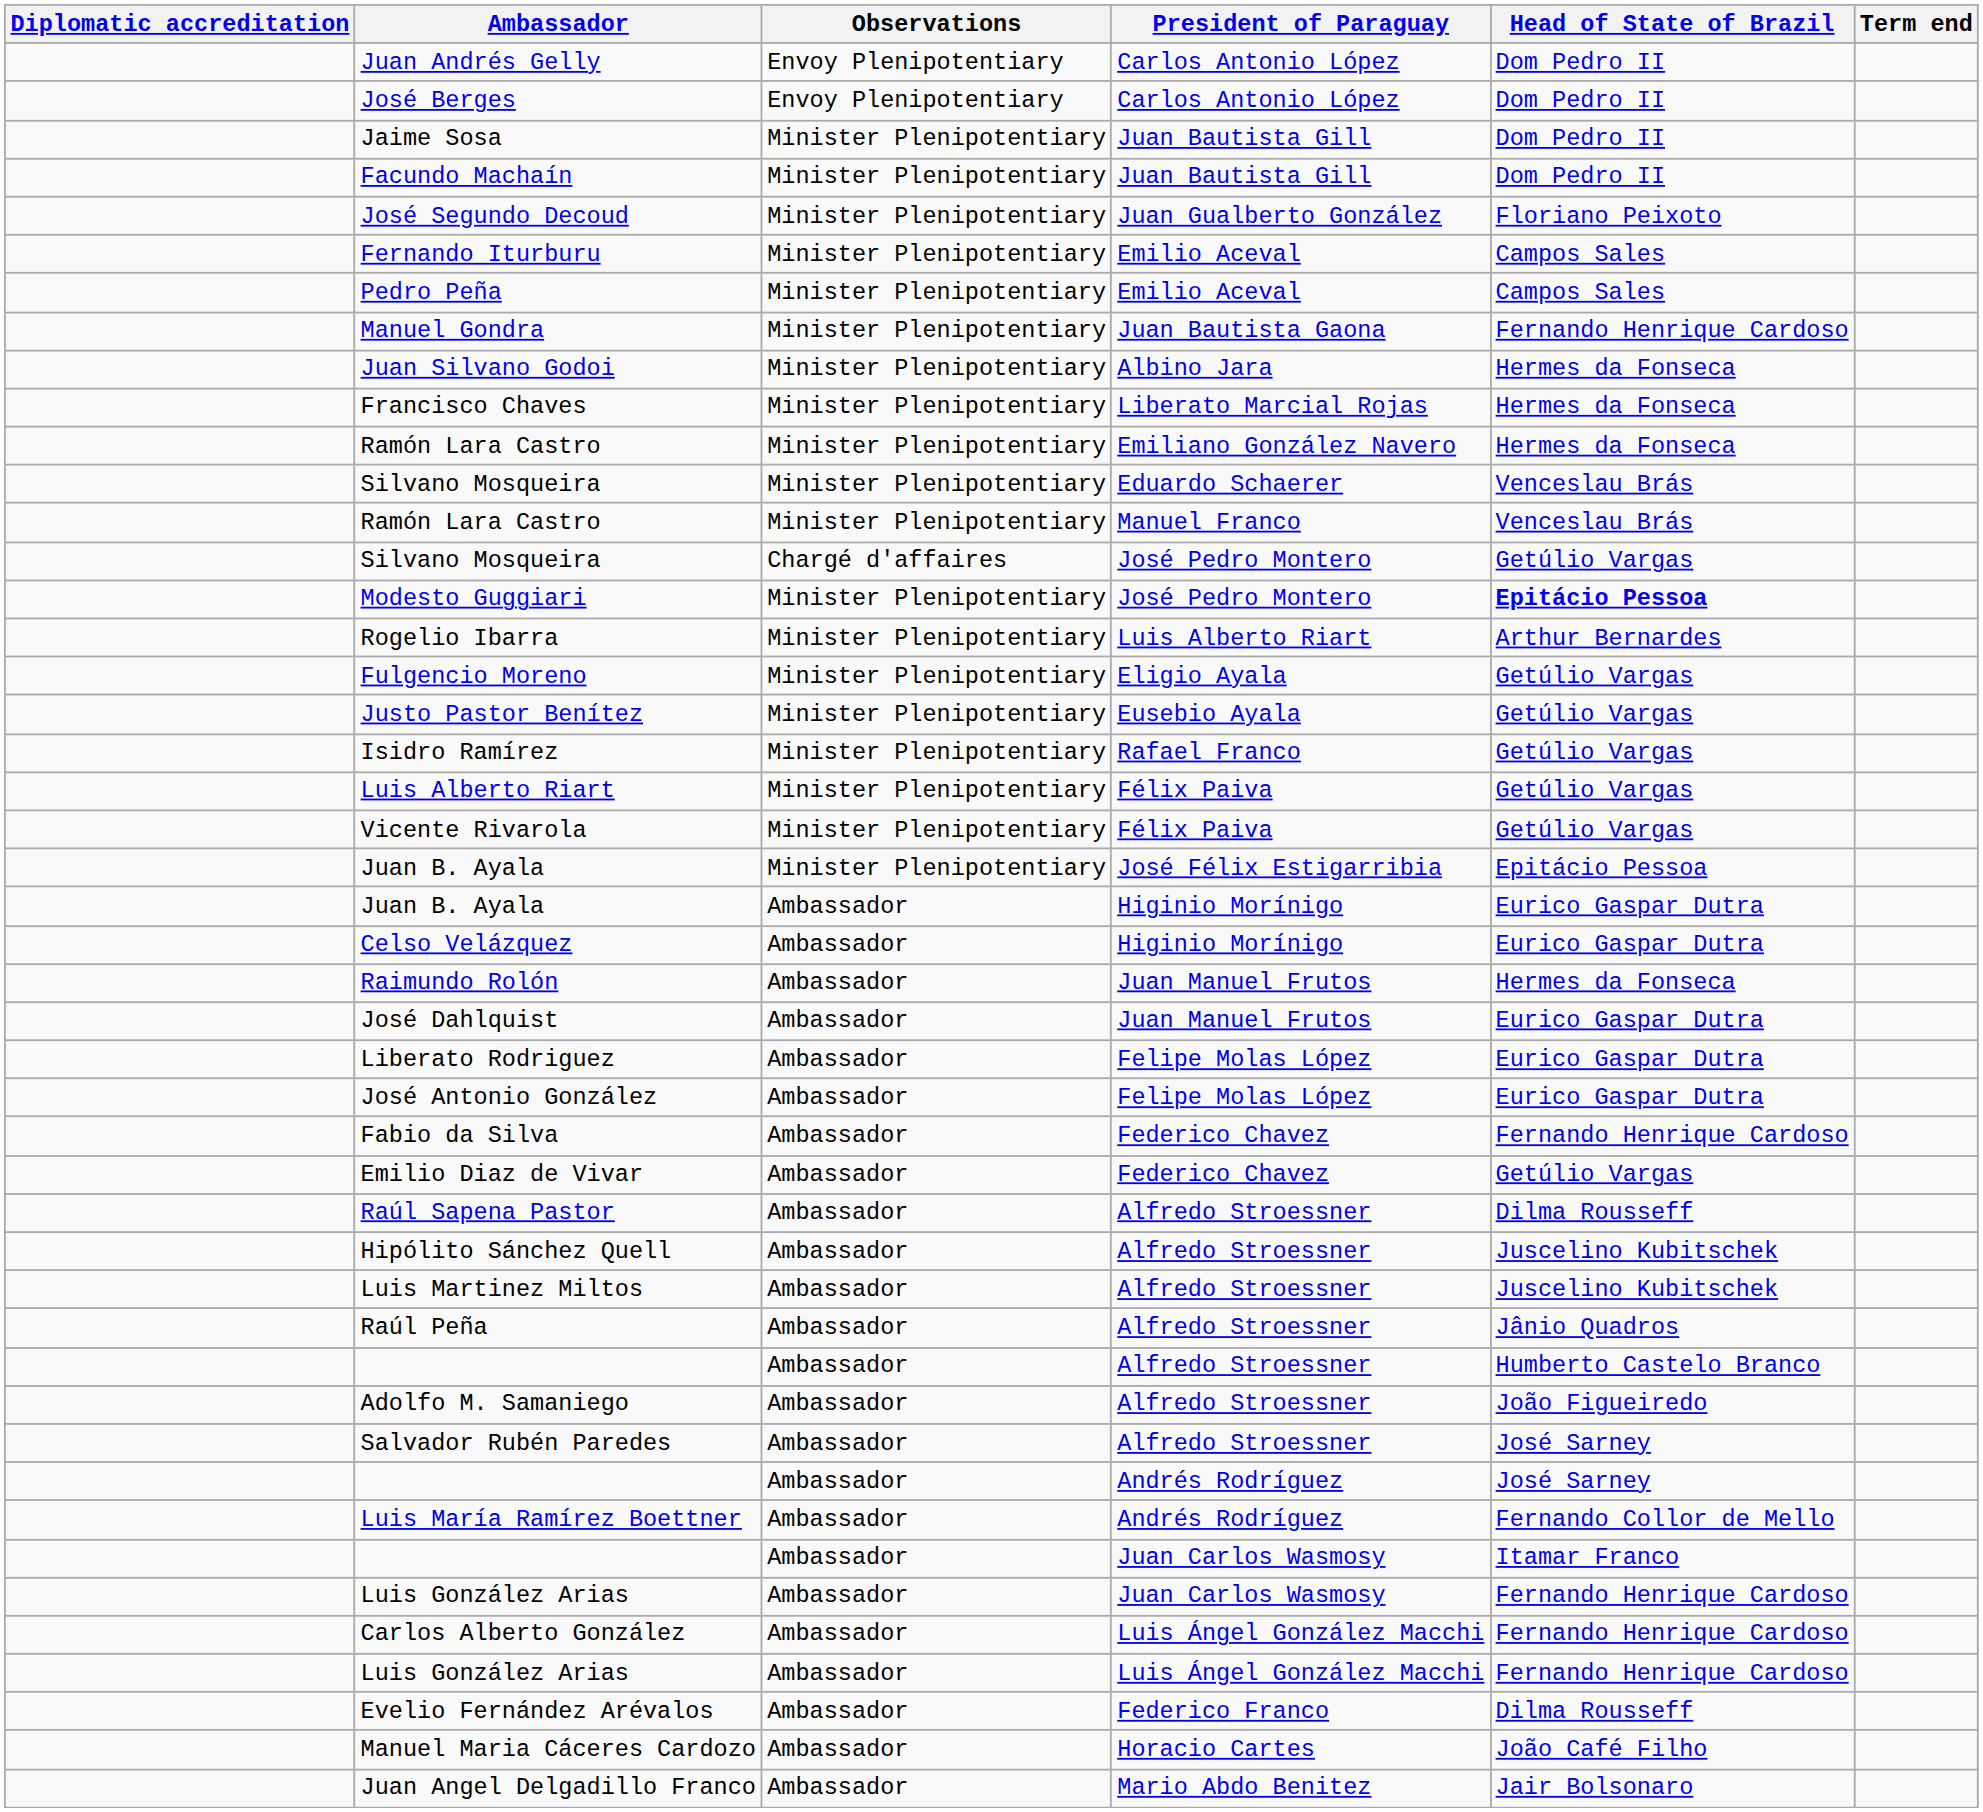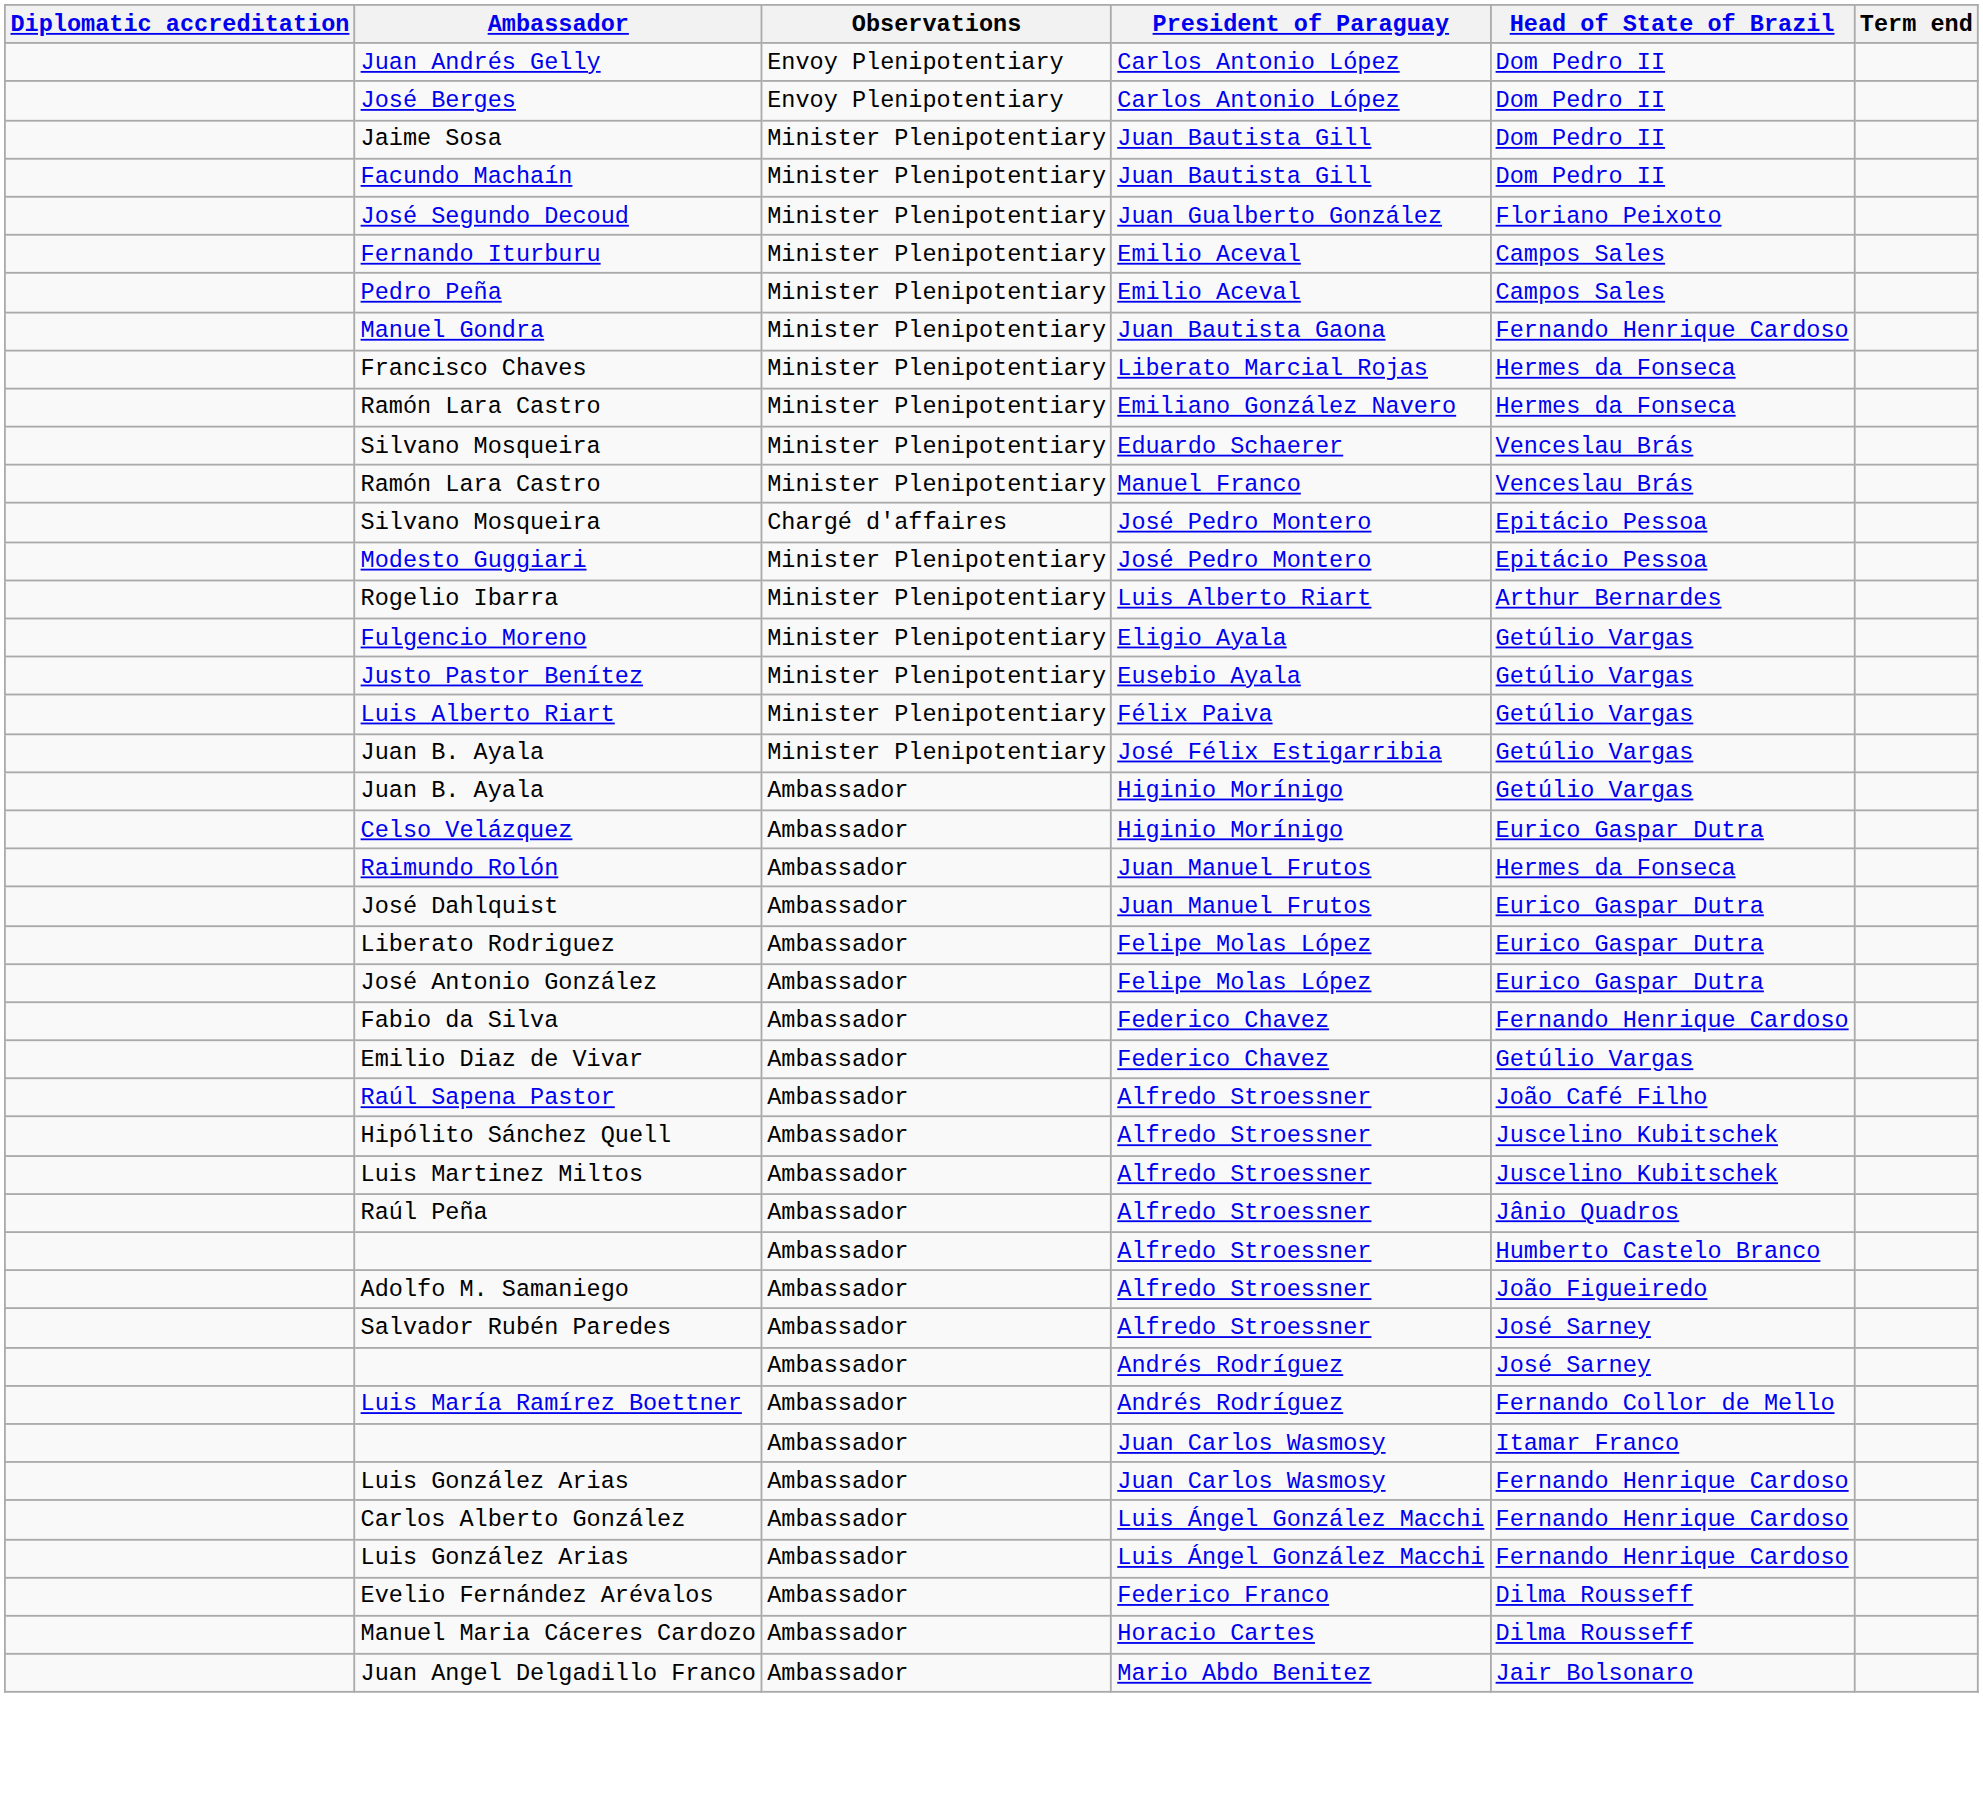- row: (488, 369)
(1594, 561) Getúlio Vargas -> (1602, 523) Epitácio Pessoa
(1602, 599) bold -> (1602, 561) normal
- row: (459, 753)
- row: (474, 829)
(1602, 868) Epitácio Pessoa -> (1594, 753) Getúlio Vargas
(1630, 906) Eurico Gaspar Dutra -> (1594, 791) Getúlio Vargas
(1594, 1213) Dilma Rousseff -> (1602, 1098) João Café Filho
(1602, 1750) João Café Filho -> (1594, 1635) Dilma Rousseff
